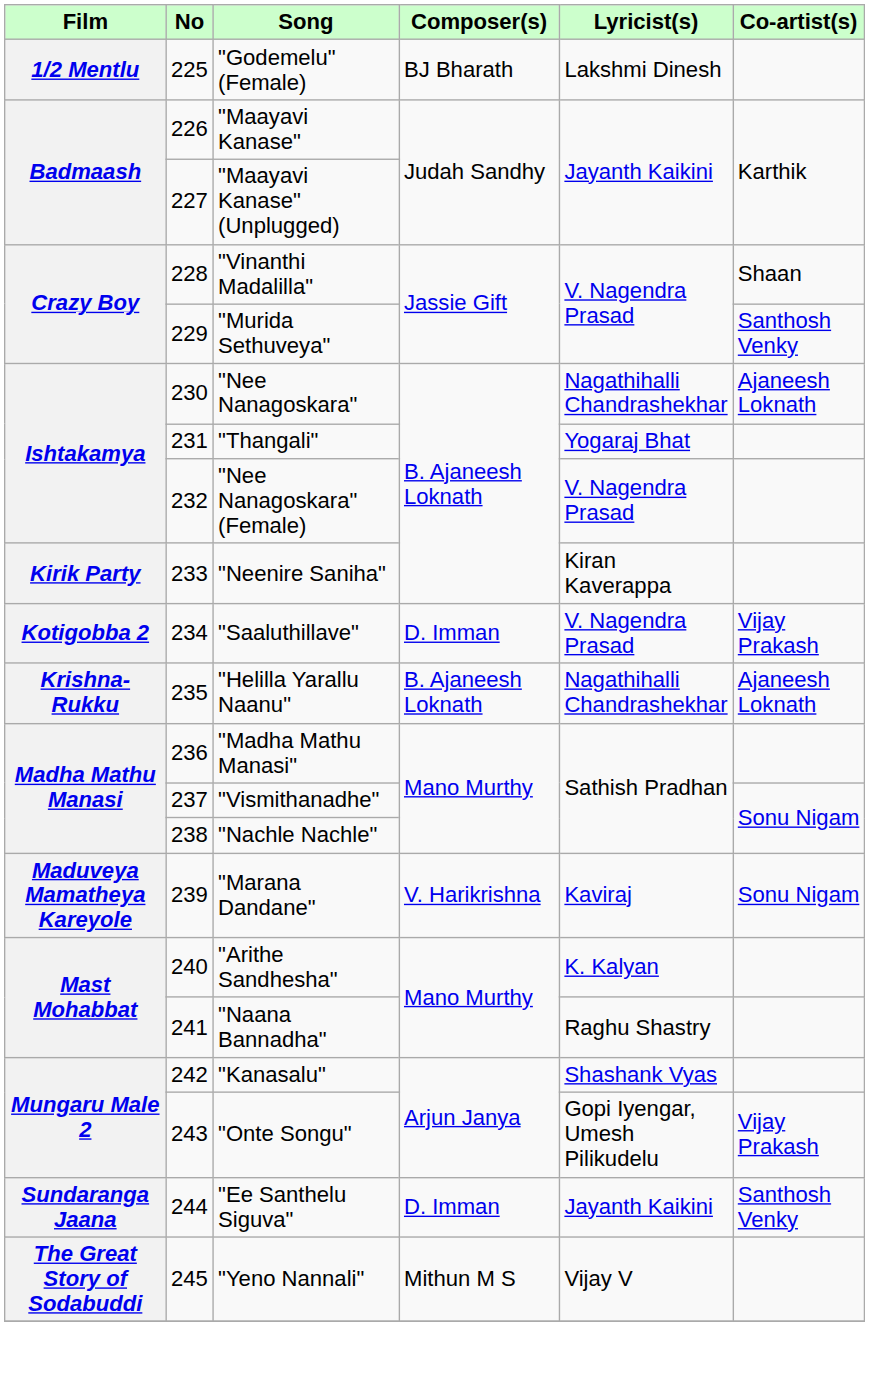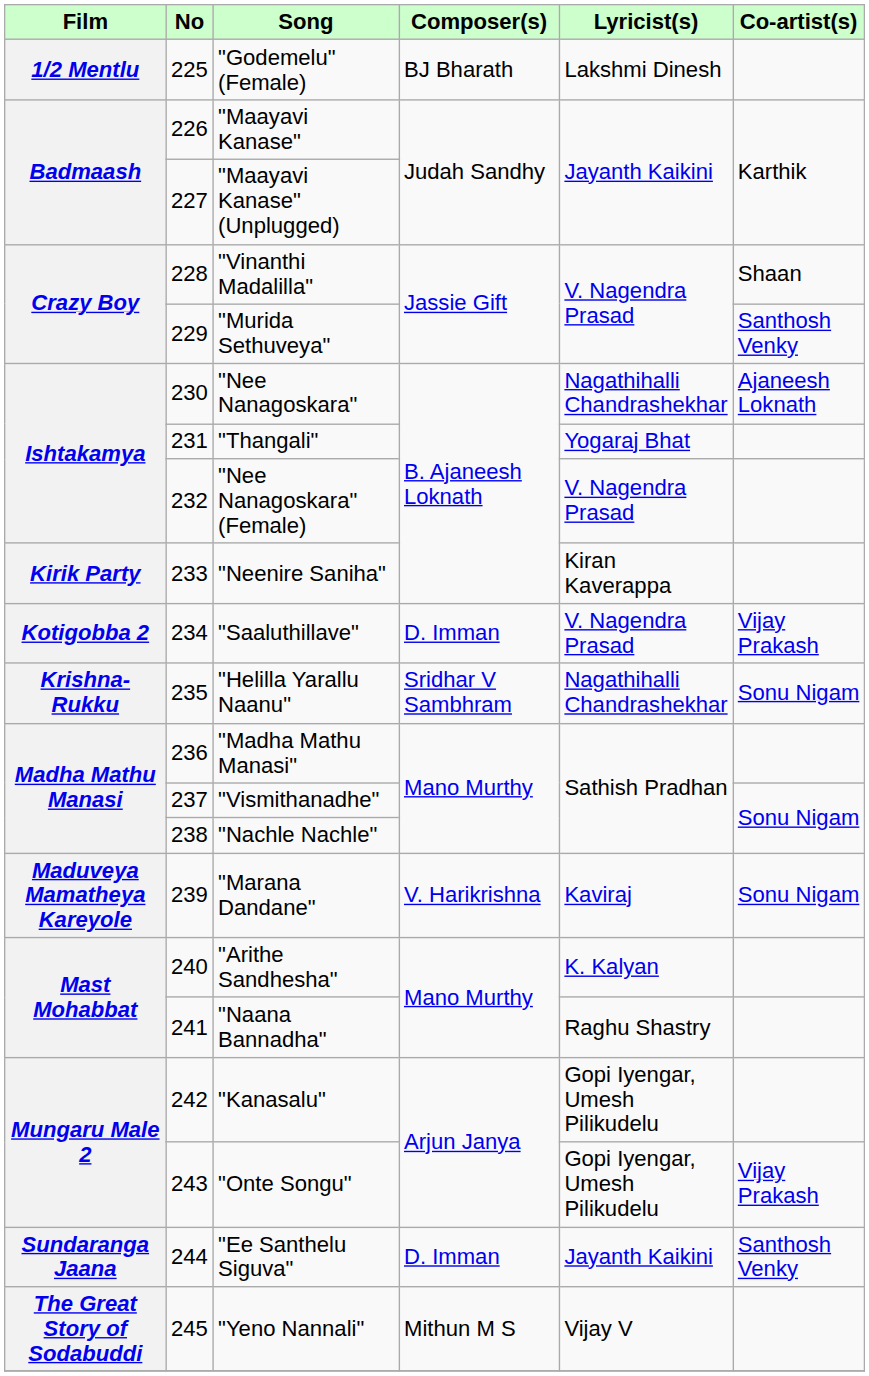(463, 692) B. Ajaneesh Loknath -> (458, 692) Sridhar V Sambhram
(784, 692) Ajaneesh Loknath -> (799, 692) Sonu Nigam
(641, 1074) Shashank Vyas -> (630, 1099) Gopi Iyengar, Umesh Pilikudelu
